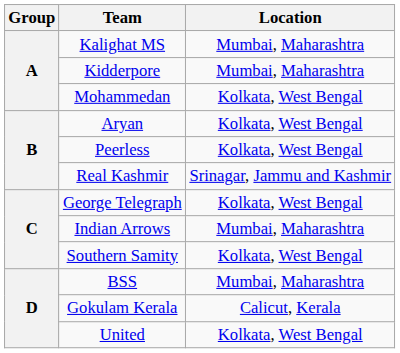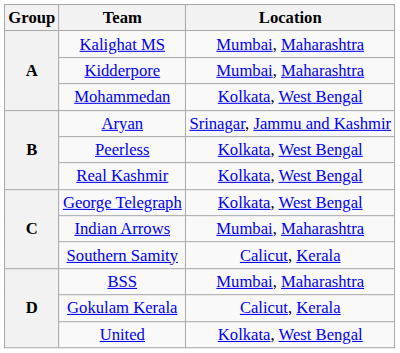(290, 123) Kolkata, West Bengal -> (290, 123) Srinagar, Jammu and Kashmir
(290, 176) Srinagar, Jammu and Kashmir -> (290, 176) Kolkata, West Bengal
(290, 255) Kolkata, West Bengal -> (290, 255) Calicut, Kerala
